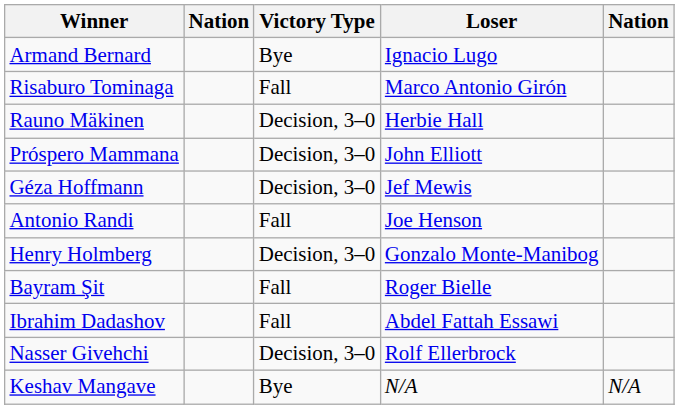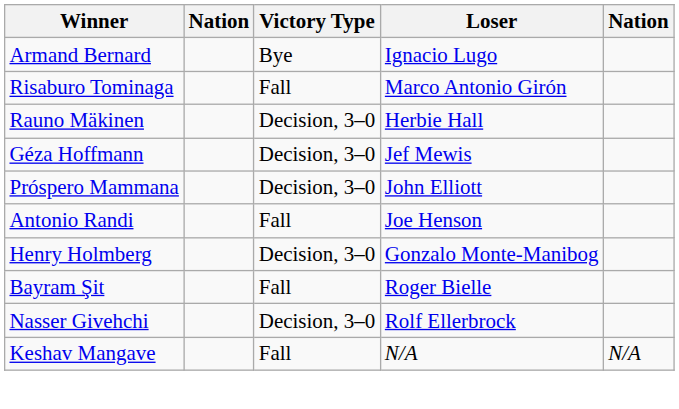rows swapped: (77, 187) <-> (94, 154)
- row: (87, 320)
(276, 386) Bye -> (275, 353) Fall
